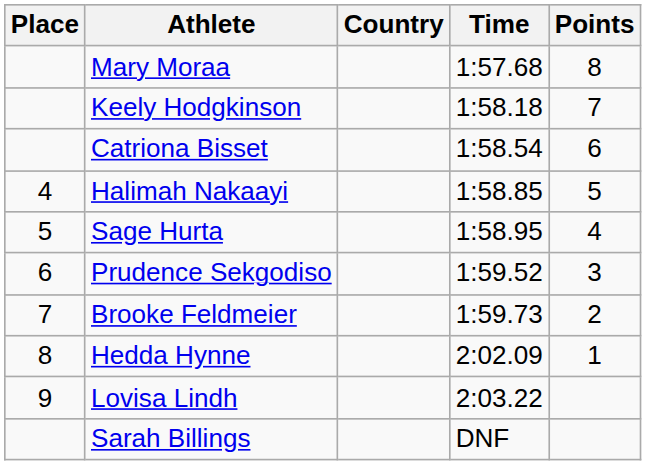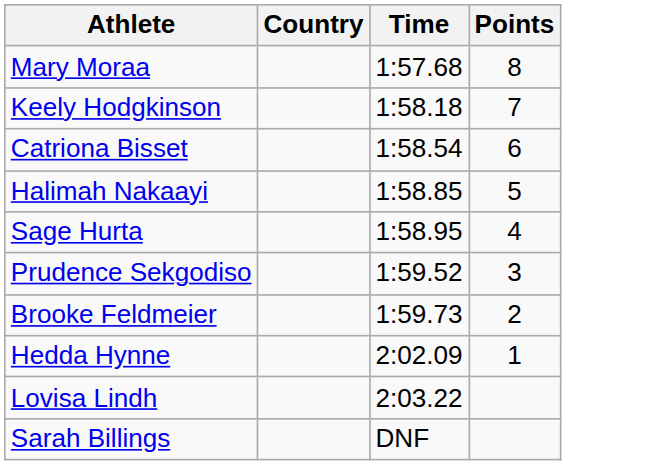- column: (45, 25)
